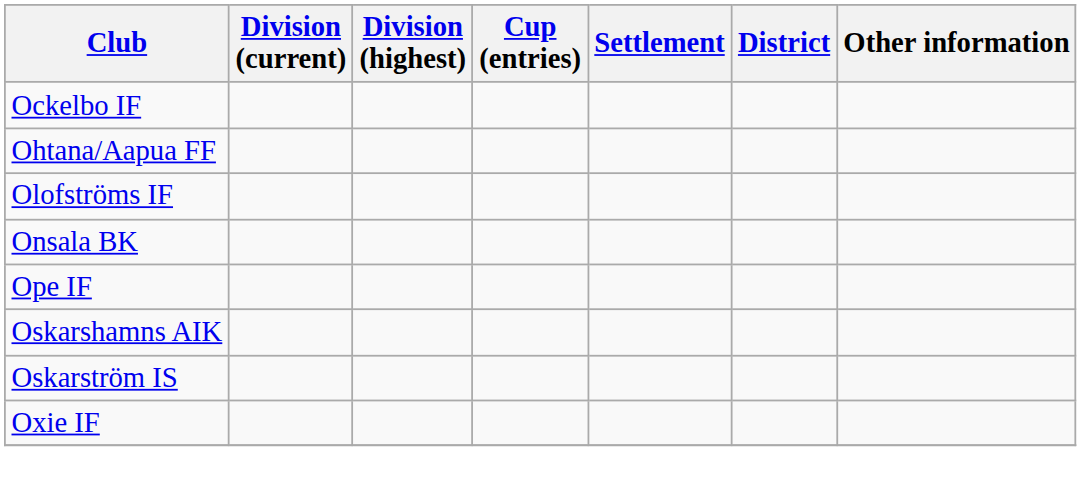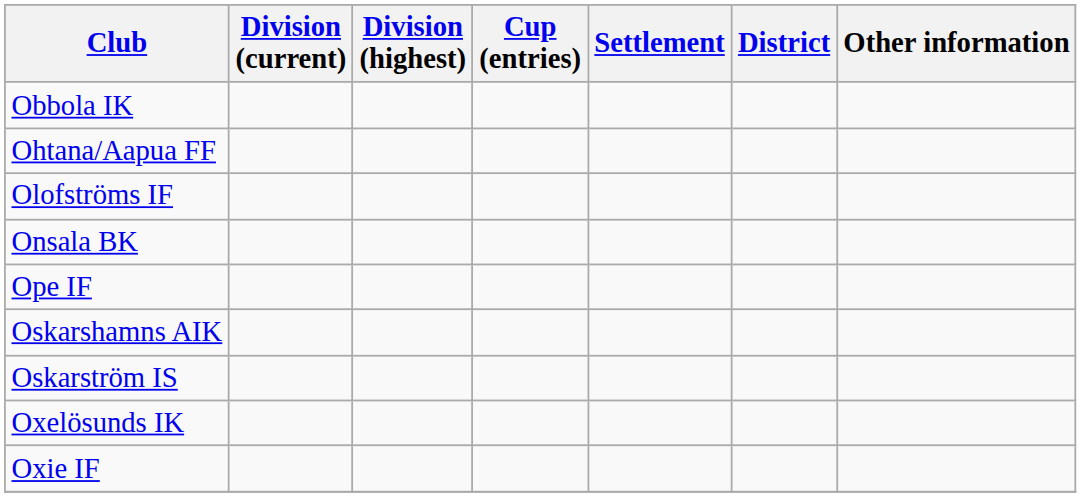+ row: (72, 104)
- row: (76, 104)
+ row: (98, 422)
